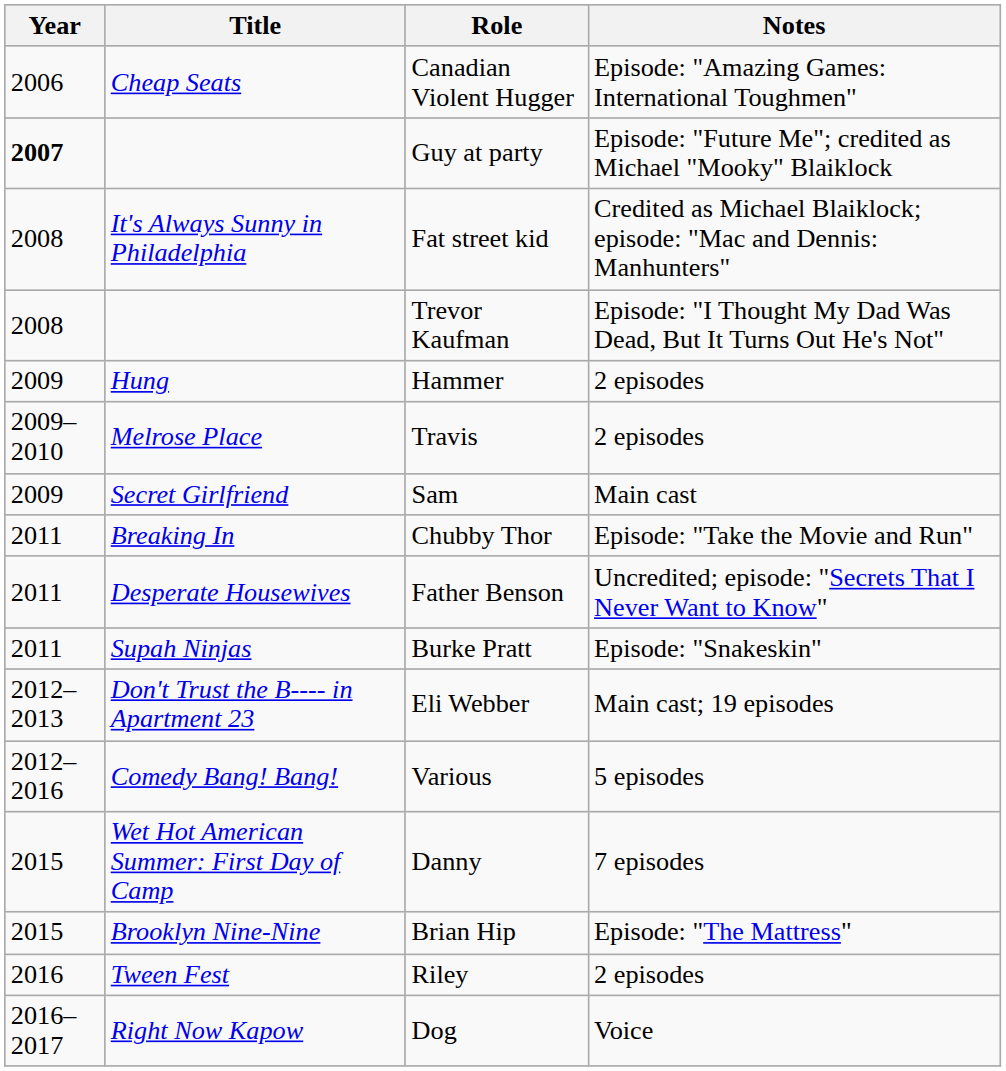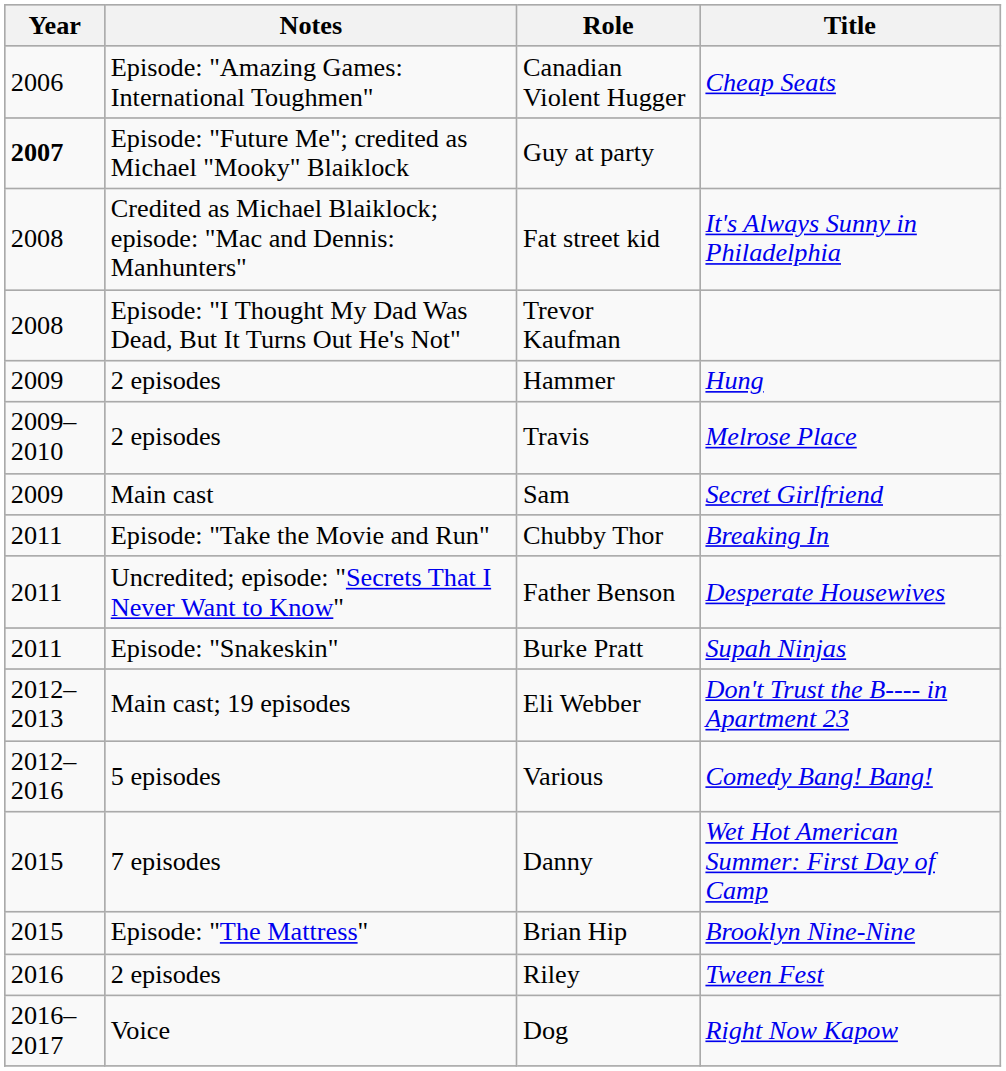columns swapped: (255, 25) <-> (794, 25)
